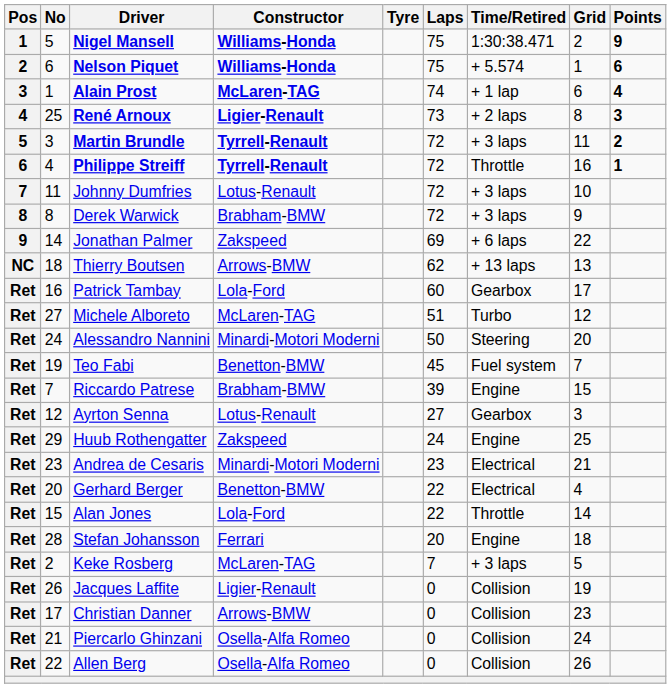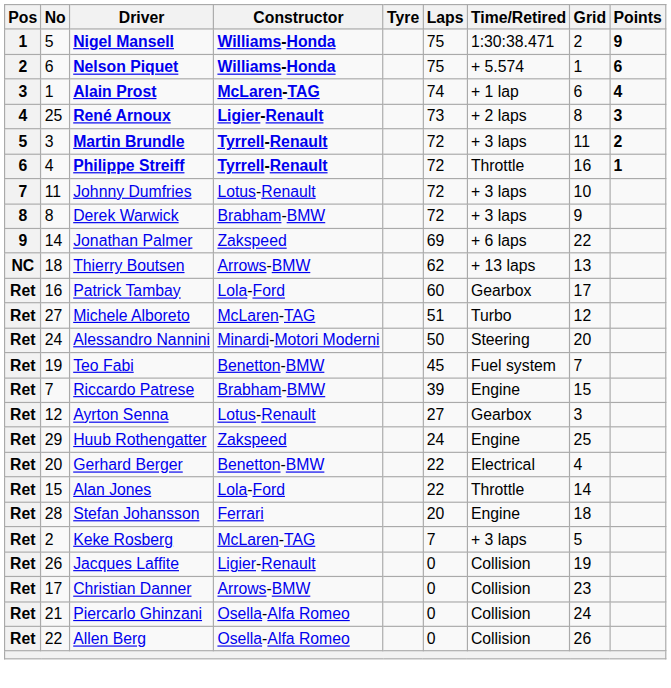- row: (139, 464)
